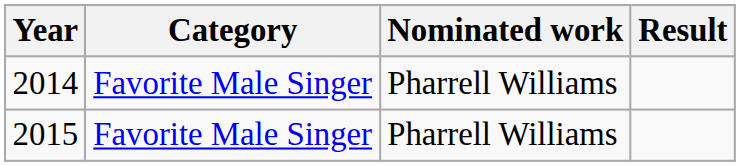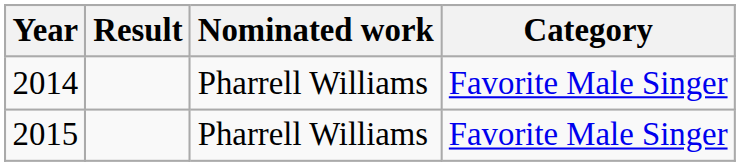columns swapped: (233, 30) <-> (683, 30)
